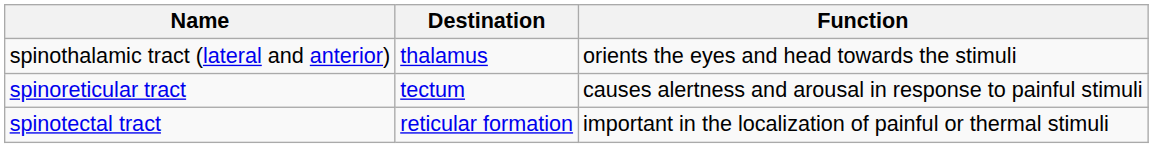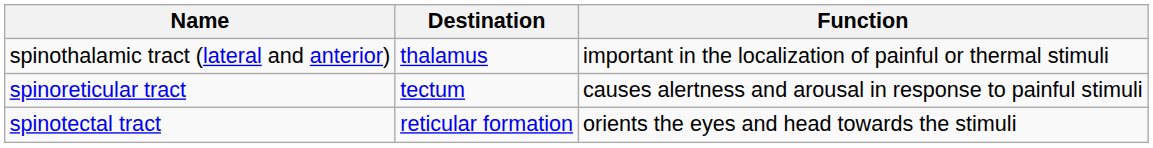(800, 55) orients the eyes and head towards the stimuli -> (846, 55) important in the localization of painful or thermal stimuli
(846, 124) important in the localization of painful or thermal stimuli -> (800, 124) orients the eyes and head towards the stimuli
